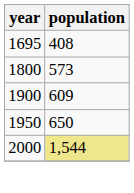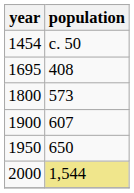+ row: (25, 43)
(61, 95) 609 -> (61, 122) 607
